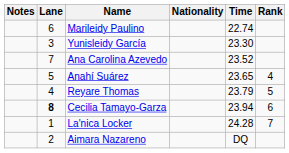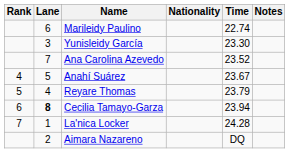columns swapped: (270, 12) <-> (21, 12)
(241, 76) 23.65 -> (237, 76) 23.67
